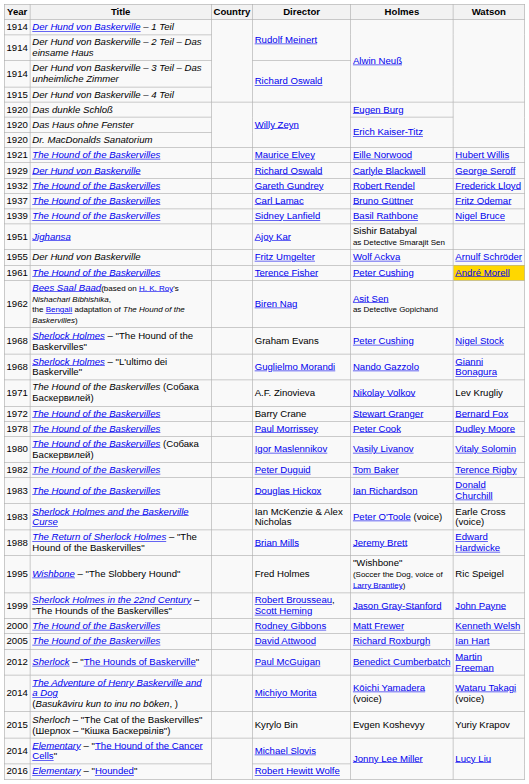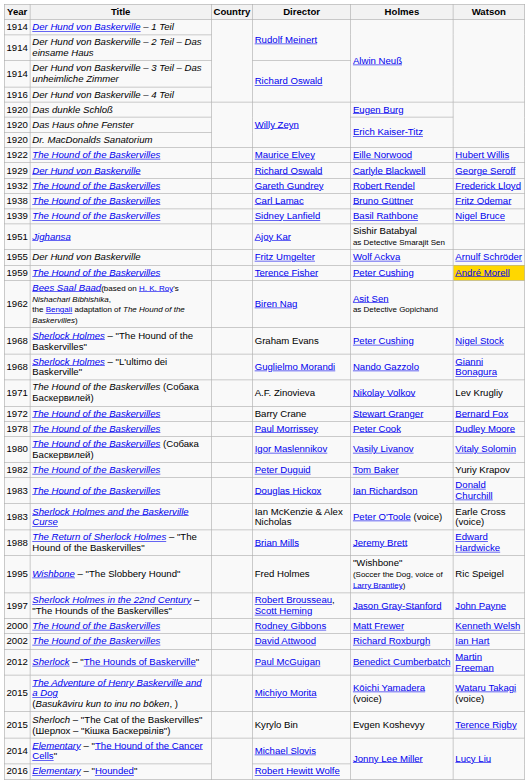(17, 94) 1915 -> (17, 94) 1916
(17, 155) 1921 -> (17, 155) 1922
(17, 201) 1937 -> (17, 201) 1938
(17, 272) 1961 -> (17, 272) 1959
(486, 470) Terence Rigby -> (483, 470) Yuriy Krapov
(17, 605) 1999 -> (17, 605) 1997
(17, 641) 2005 -> (17, 641) 2002
(17, 693) 2014 -> (17, 693) 2015
(483, 725) Yuriy Krapov -> (486, 725) Terence Rigby
